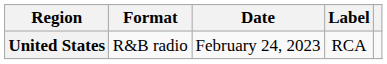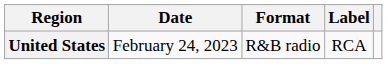columns swapped: (258, 17) <-> (150, 17)
